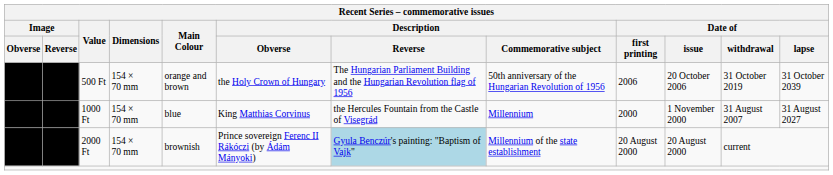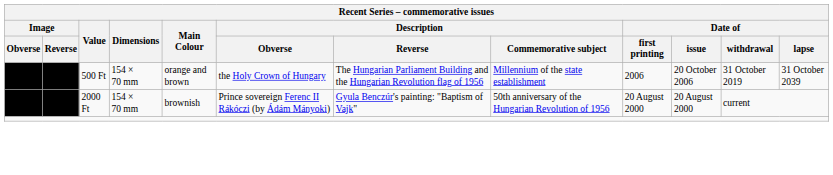(546, 82) 50th anniversary of the Hungarian Revolution of 1956 -> (538, 76) Millennium of the state establishment
- row: (91, 114)
(407, 147) lightblue background -> (409, 103) no background
(533, 147) Millennium of the state establishment -> (551, 103) 50th anniversary of the Hungarian Revolution of 1956
